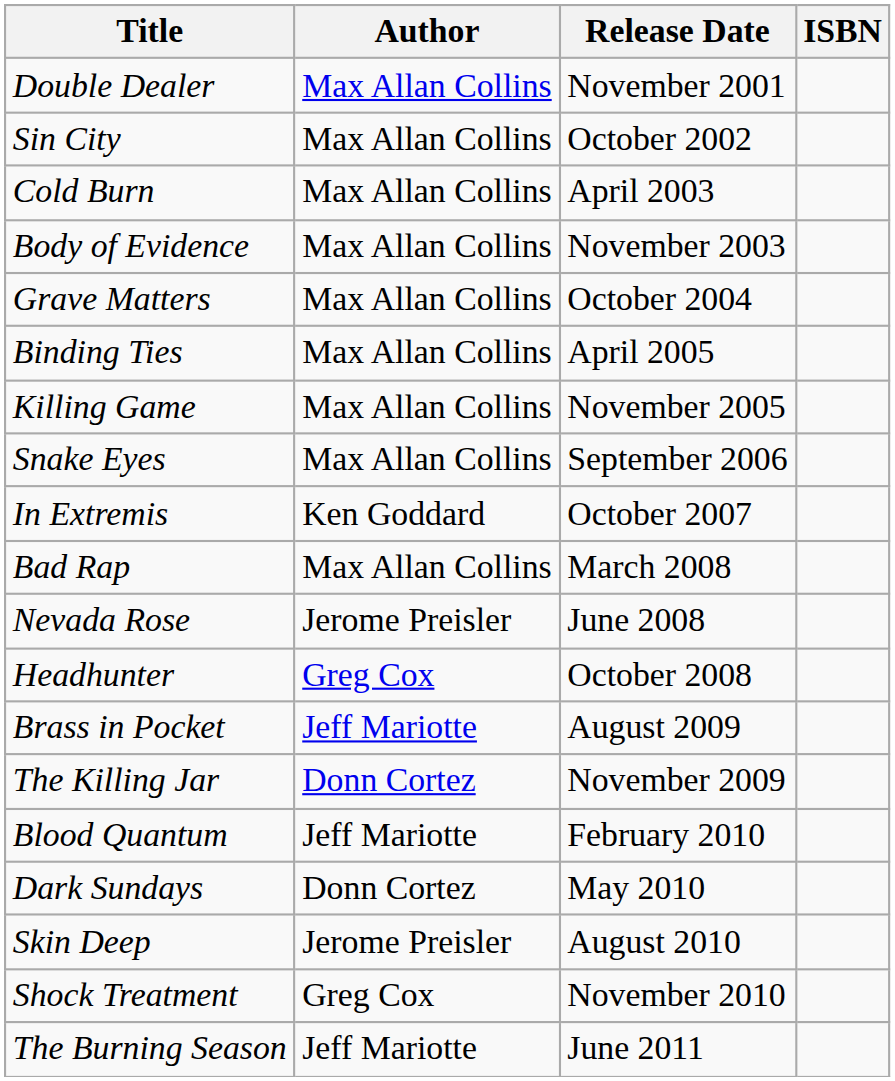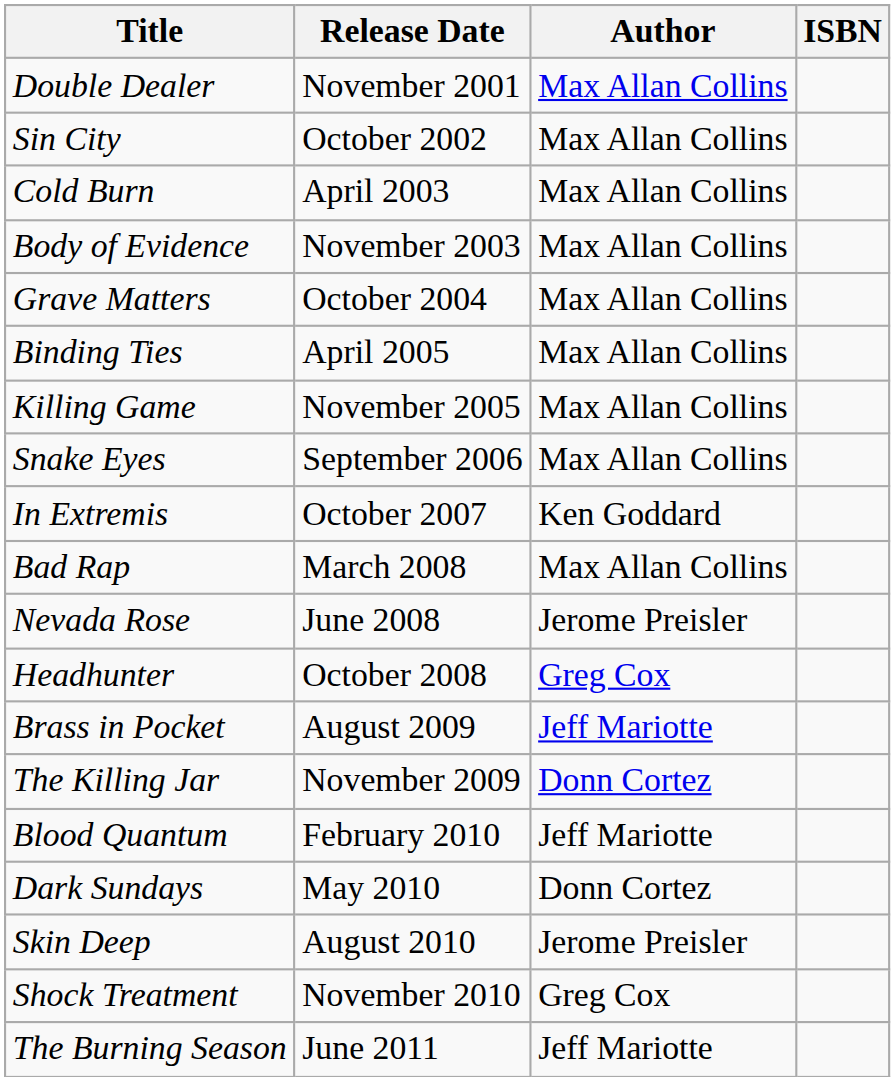columns swapped: (427, 31) <-> (677, 31)
